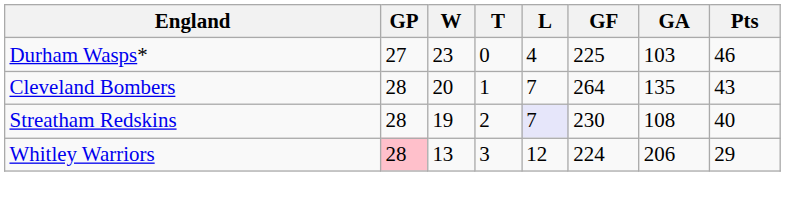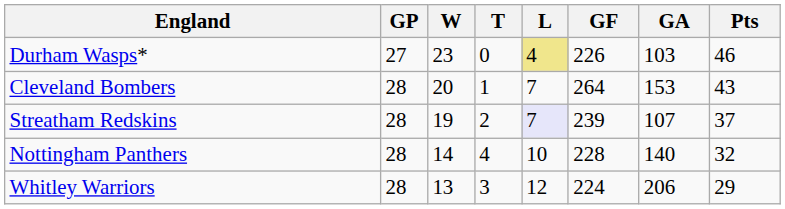(532, 54) no background -> (532, 54) khaki background
(589, 54) 225 -> (589, 54) 226
(660, 87) 135 -> (660, 87) 153
(589, 120) 230 -> (589, 120) 239
(660, 120) 108 -> (660, 120) 107
(725, 120) 40 -> (725, 120) 37
+ row: (98, 154)
(396, 154) pink background -> (396, 187) no background
